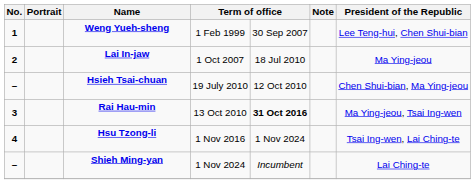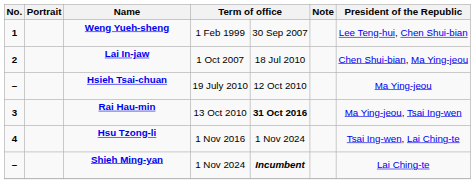(403, 59) Ma Ying-jeou -> (403, 59) Chen Shui-bian, Ma Ying-jeou
(403, 86) Chen Shui-bian, Ma Ying-jeou -> (403, 86) Ma Ying-jeou
(280, 165) normal -> (280, 165) bold
